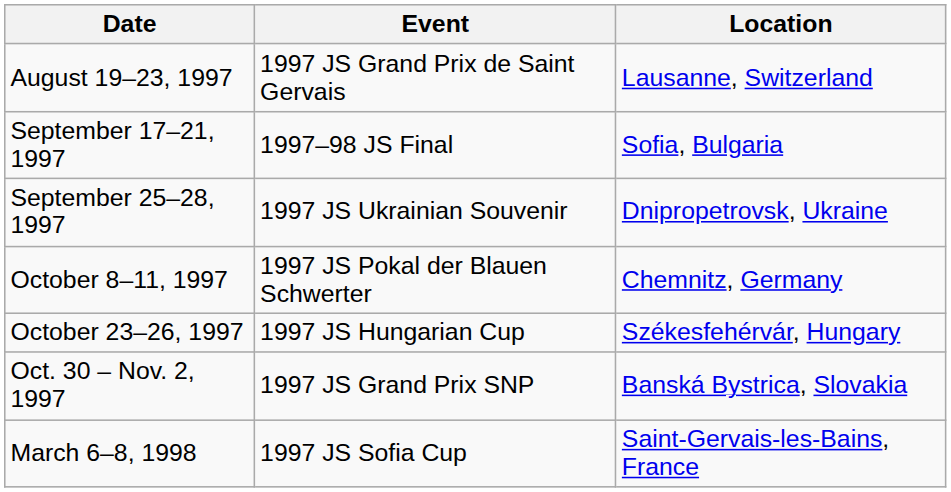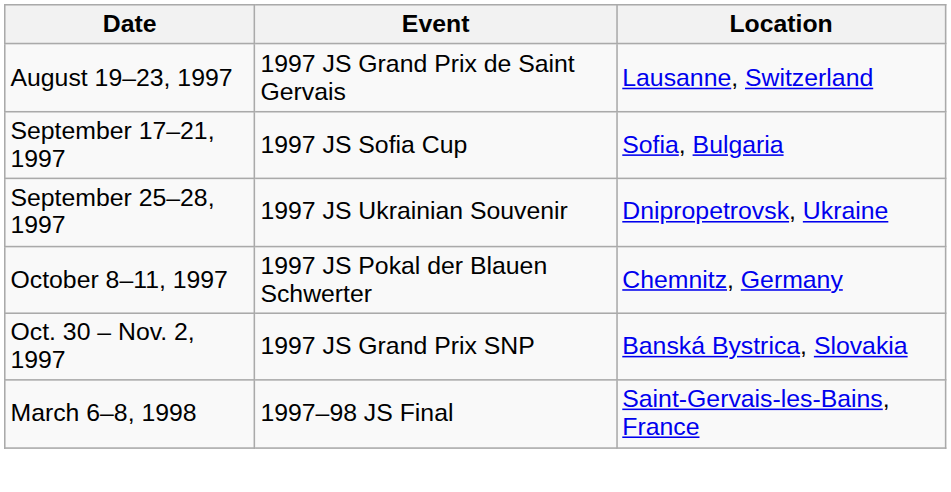(357, 144) 1997–98 JS Final -> (364, 144) 1997 JS Sofia Cup
- row: (127, 332)
(364, 452) 1997 JS Sofia Cup -> (357, 413) 1997–98 JS Final
